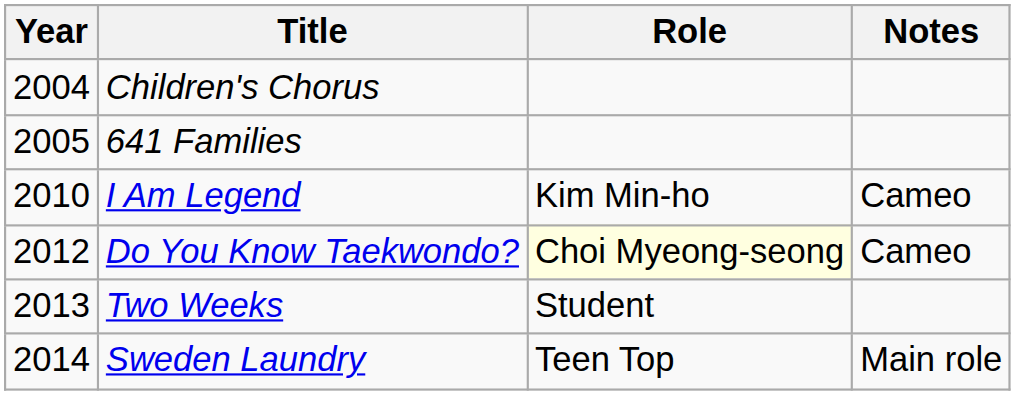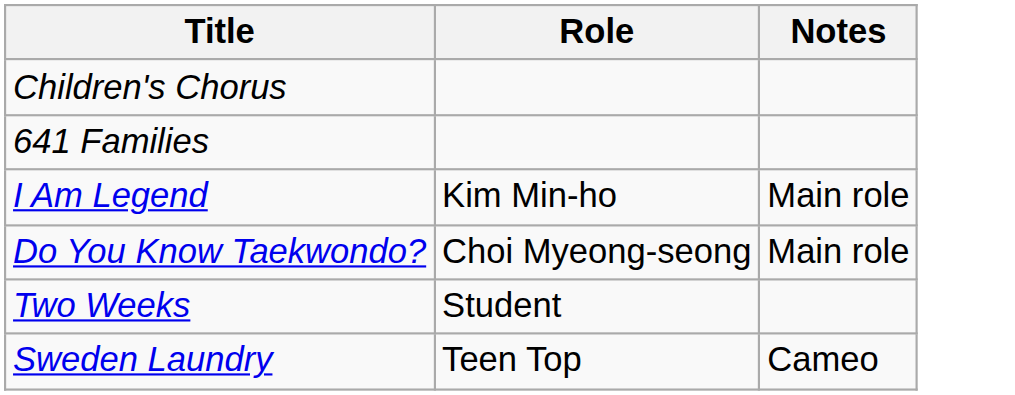- column: (51, 31)
(916, 196) Cameo -> (838, 196) Main role
(690, 251) lightyellow background -> (597, 251) no background
(916, 251) Cameo -> (838, 251) Main role
(931, 360) Main role -> (823, 360) Cameo
